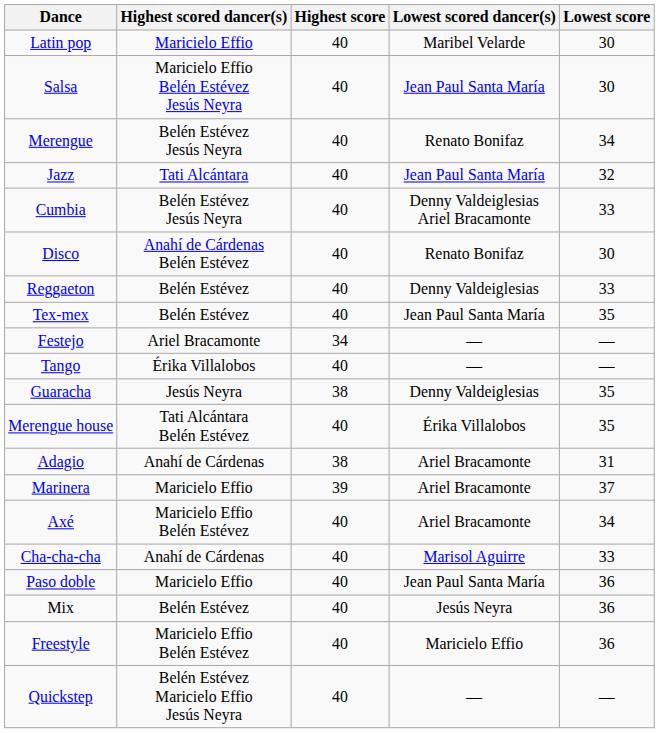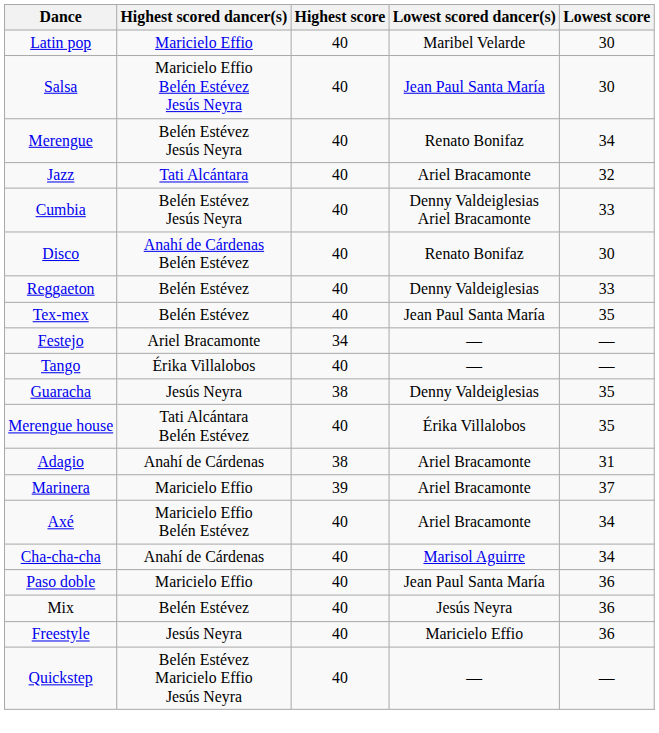(474, 174) Jean Paul Santa María -> (474, 174) Ariel Bracamonte
(607, 556) 33 -> (607, 556) 34
(204, 642) Maricielo Effio Belén Estévez -> (204, 633) Jesús Neyra
